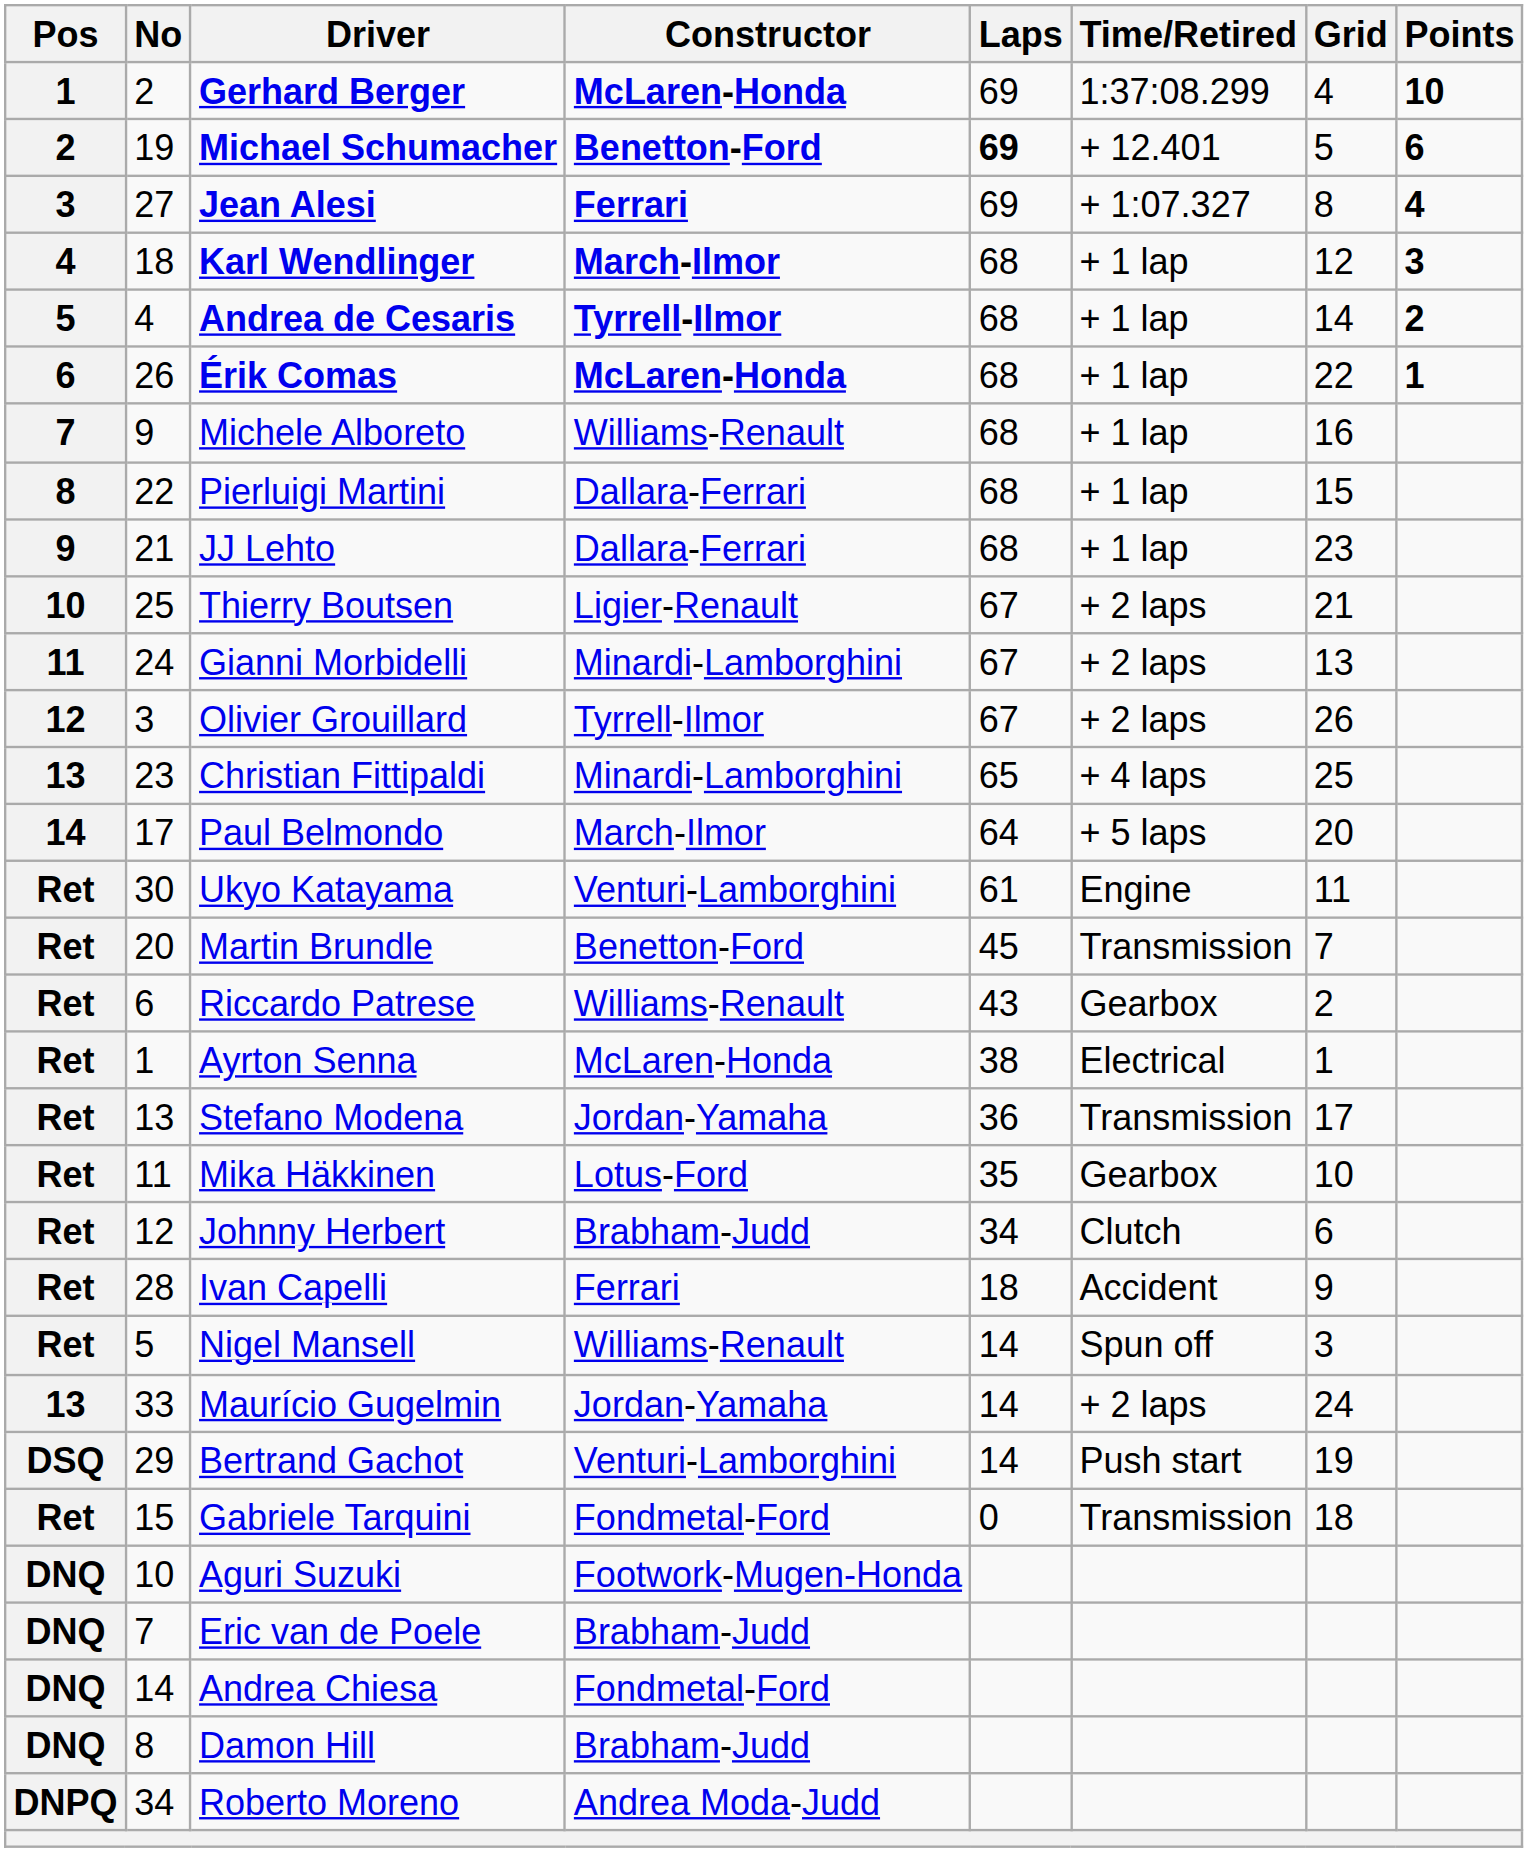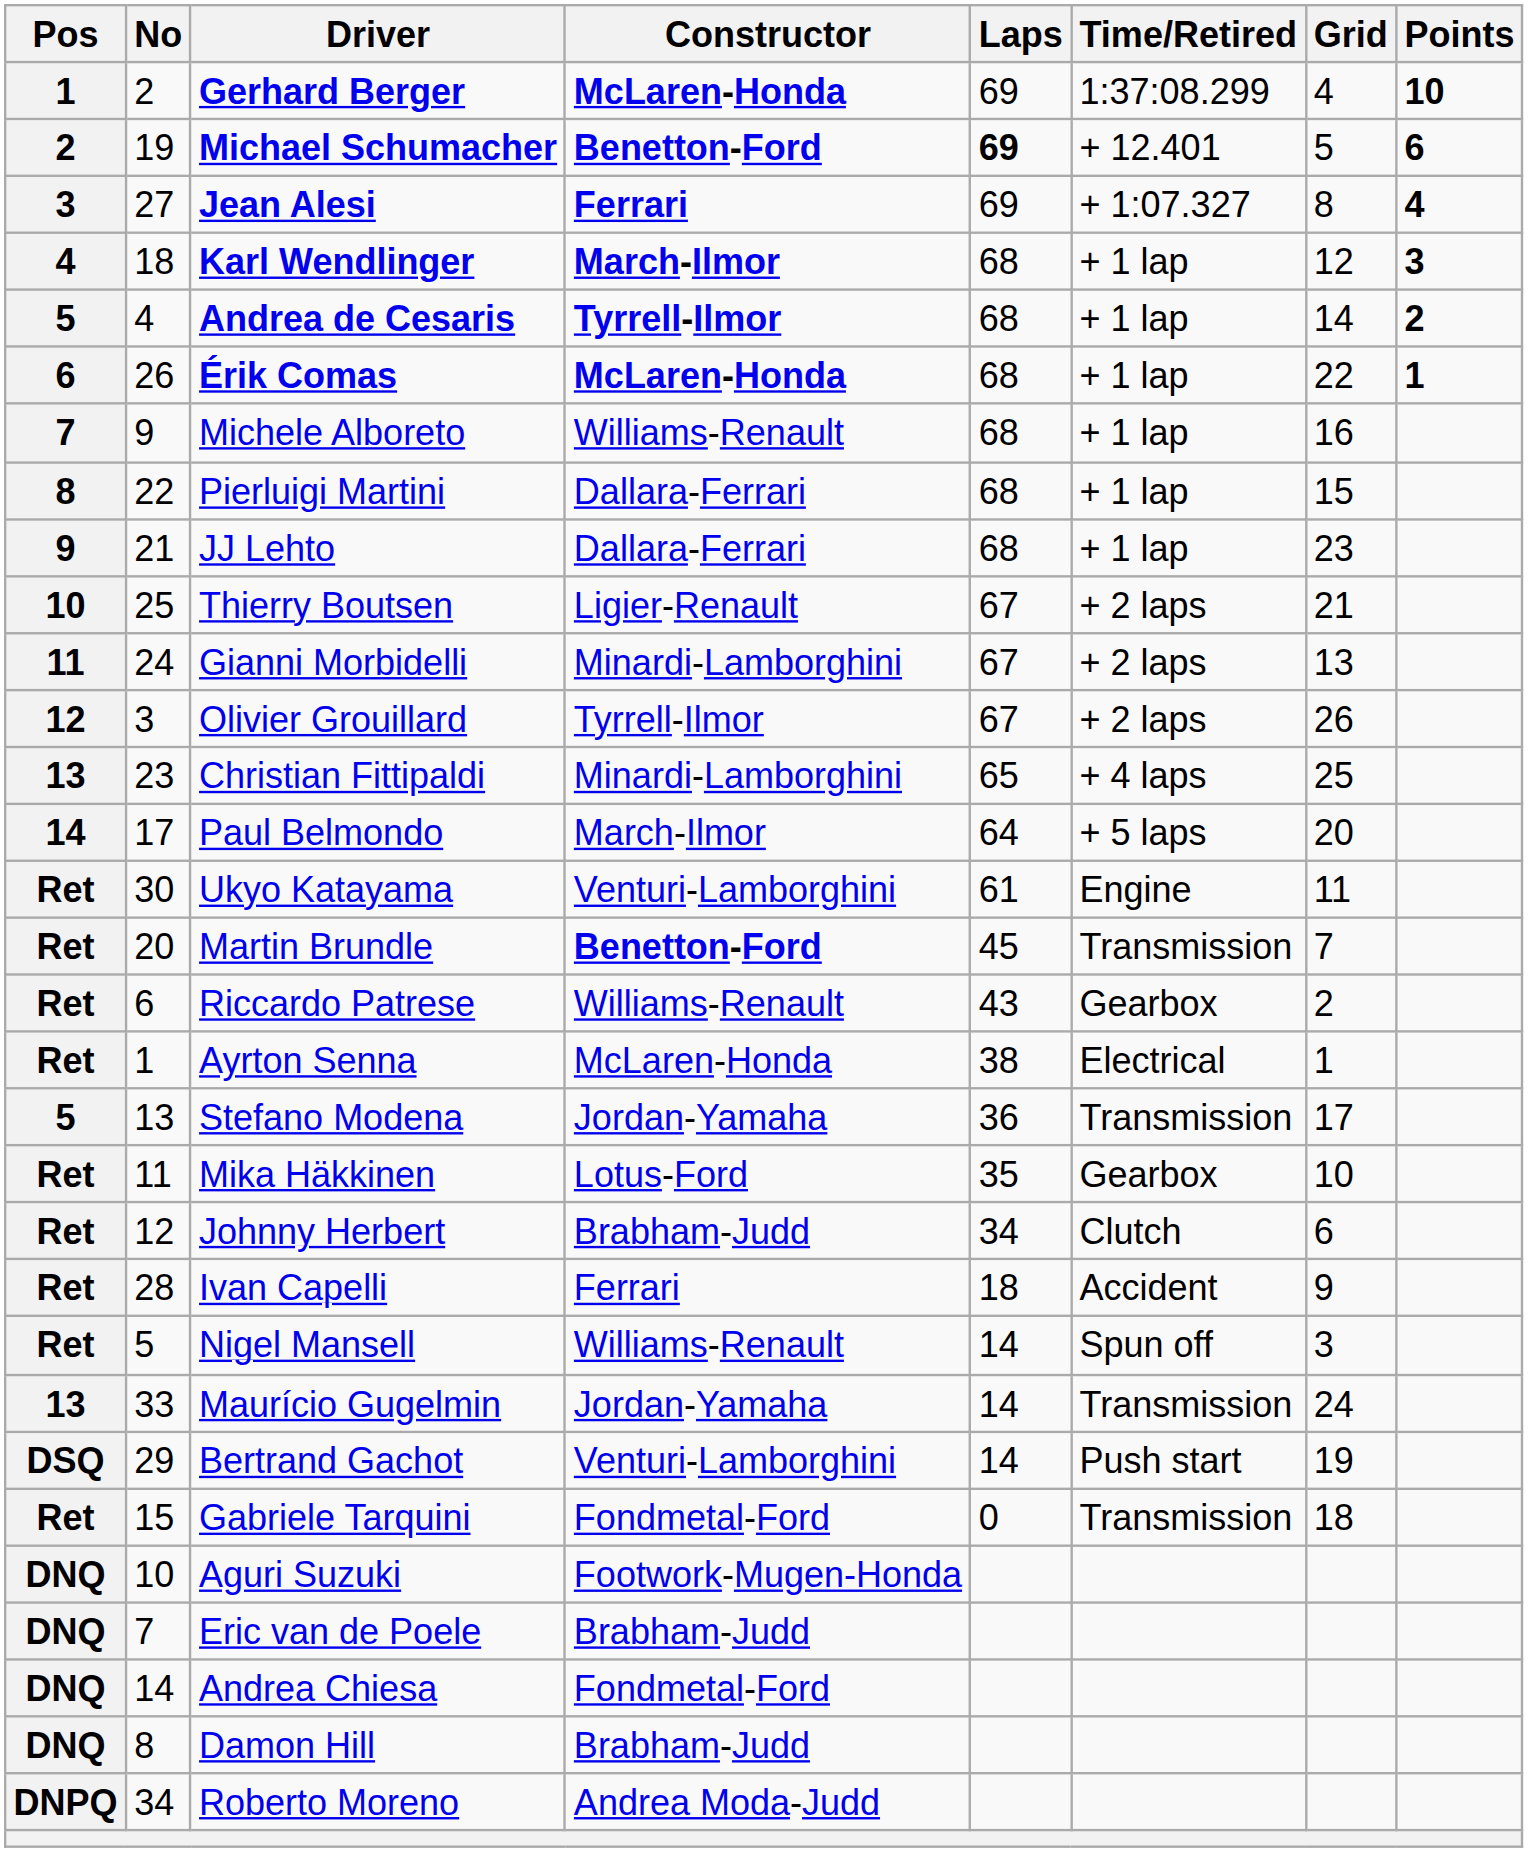(689, 946) normal -> (698, 946) bold
(66, 1117) Ret -> (66, 1117) 5
(1143, 1403) + 2 laps -> (1186, 1403) Transmission
